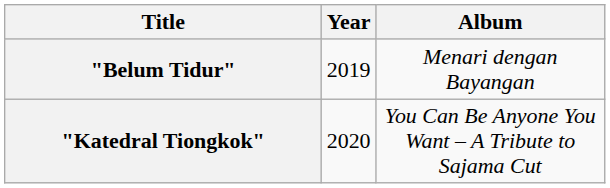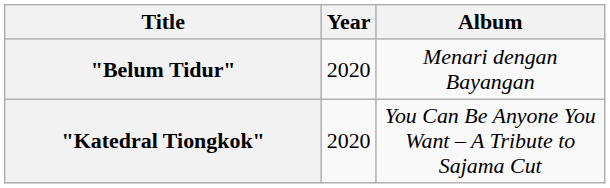(349, 68) 2019 -> (349, 68) 2020
